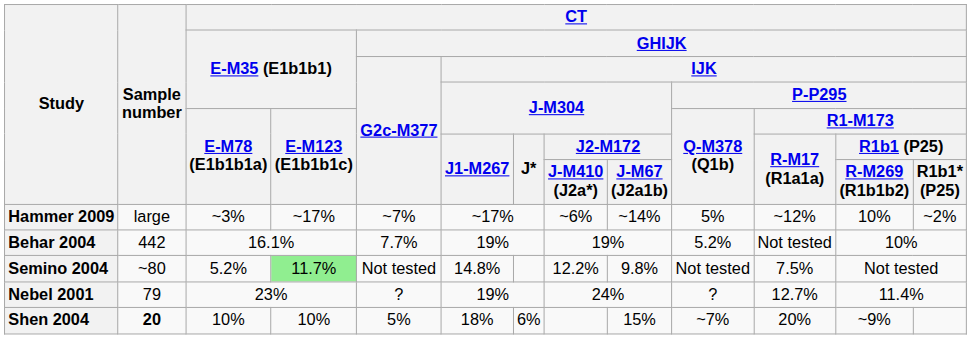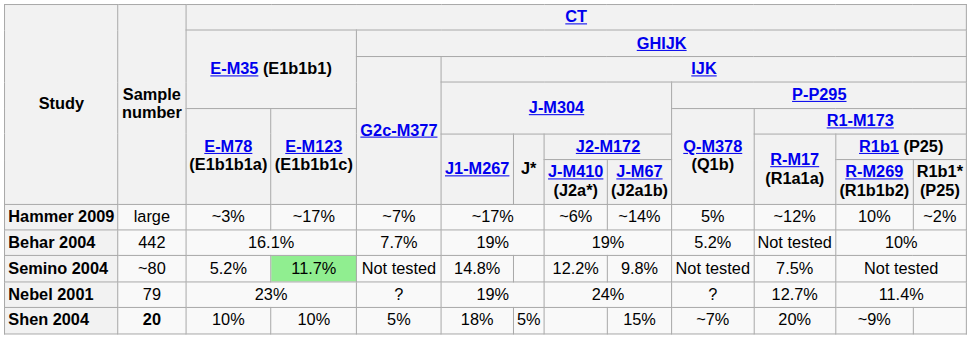(529, 320) 6% -> (529, 320) 5%
